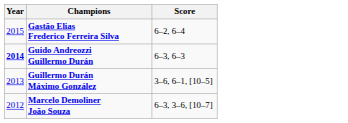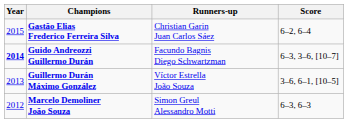+ column: (215, 12)
(170, 56) 6–3, 6–3 -> (310, 56) 6–3, 3–6, [10–7]
(183, 106) 6–3, 3–6, [10–7] -> (296, 106) 6–3, 6–3
